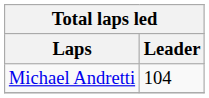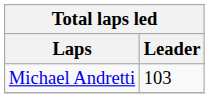(158, 78) 104 -> (158, 78) 103
